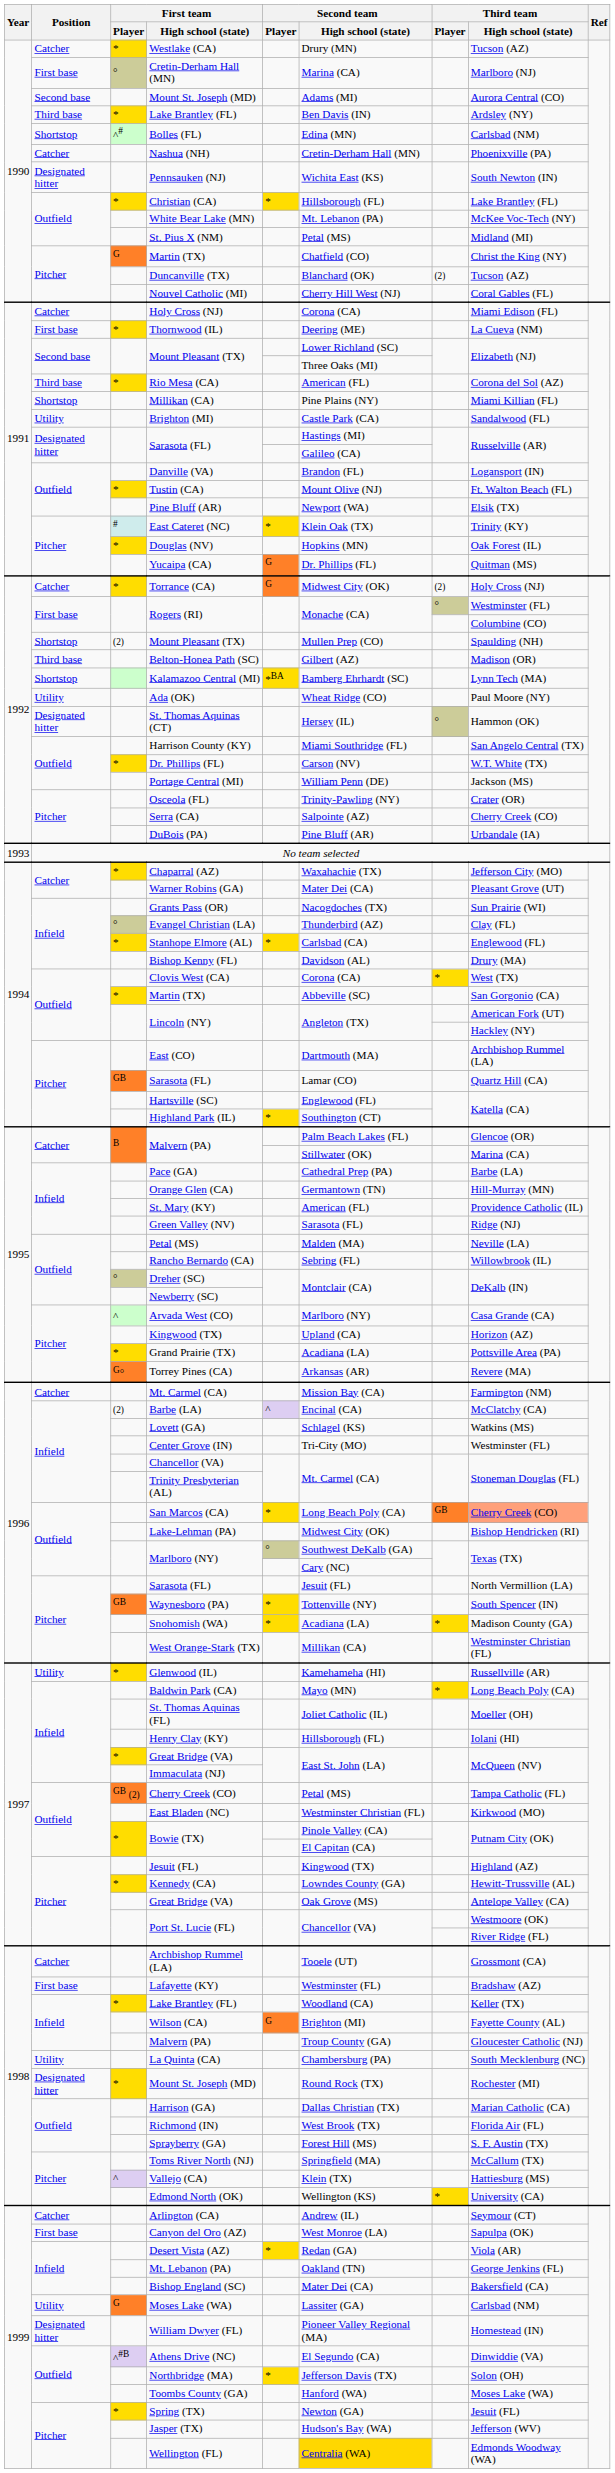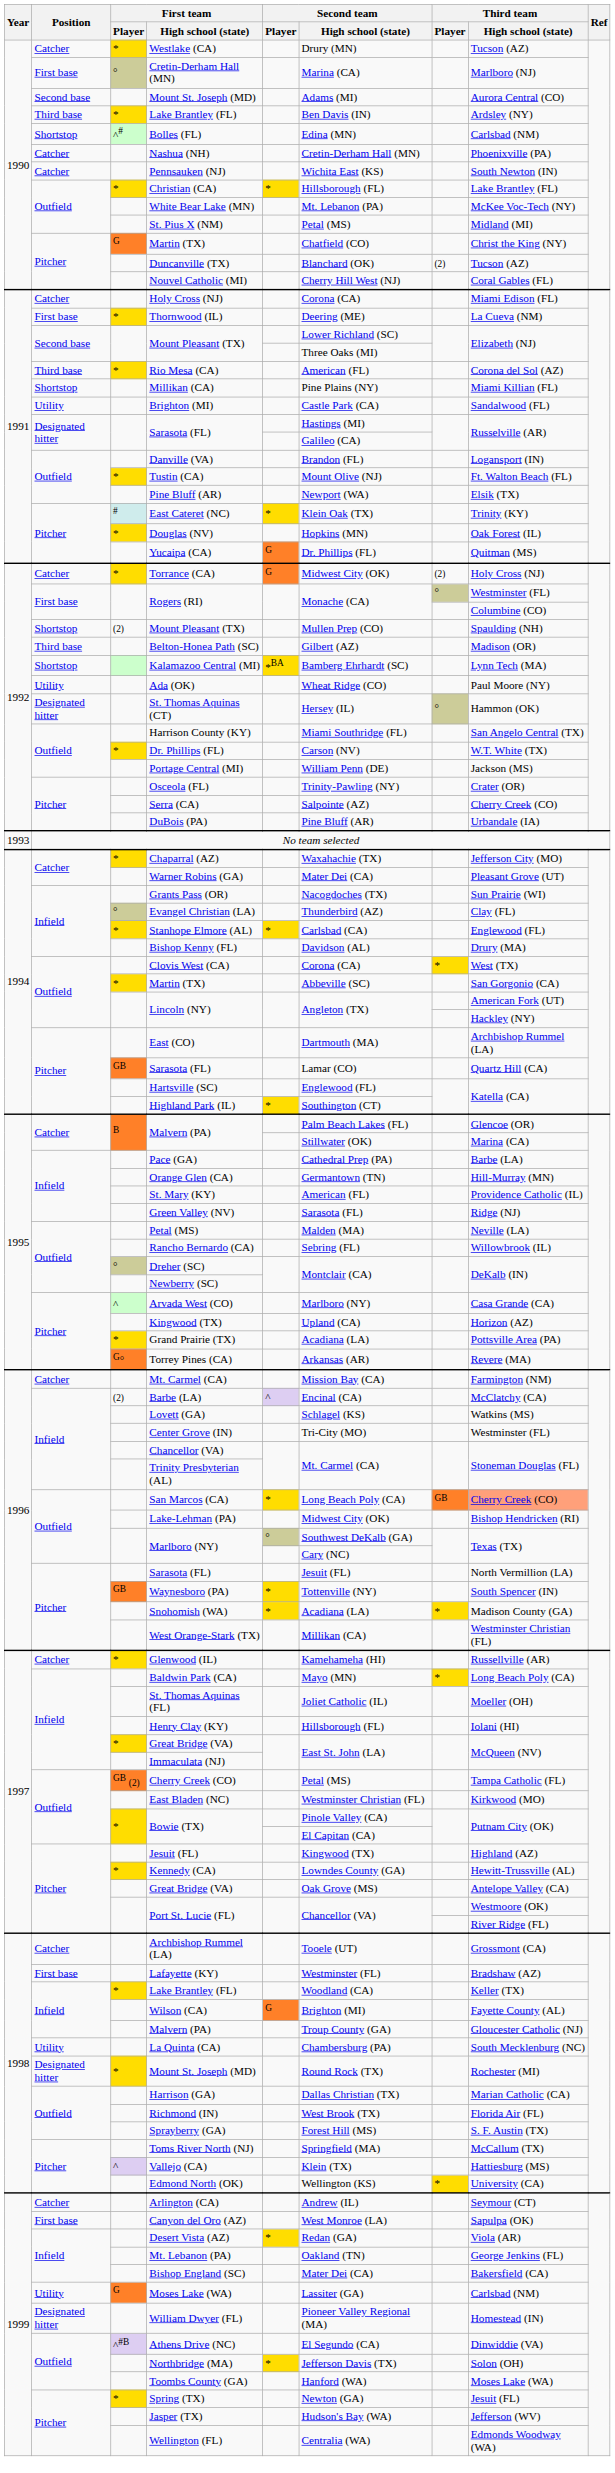(60, 177) Designated hitter -> (52, 171) Catcher
(49, 1672) Utility -> (52, 1659) Catcher
(336, 2453) gold background -> (336, 2440) no background
